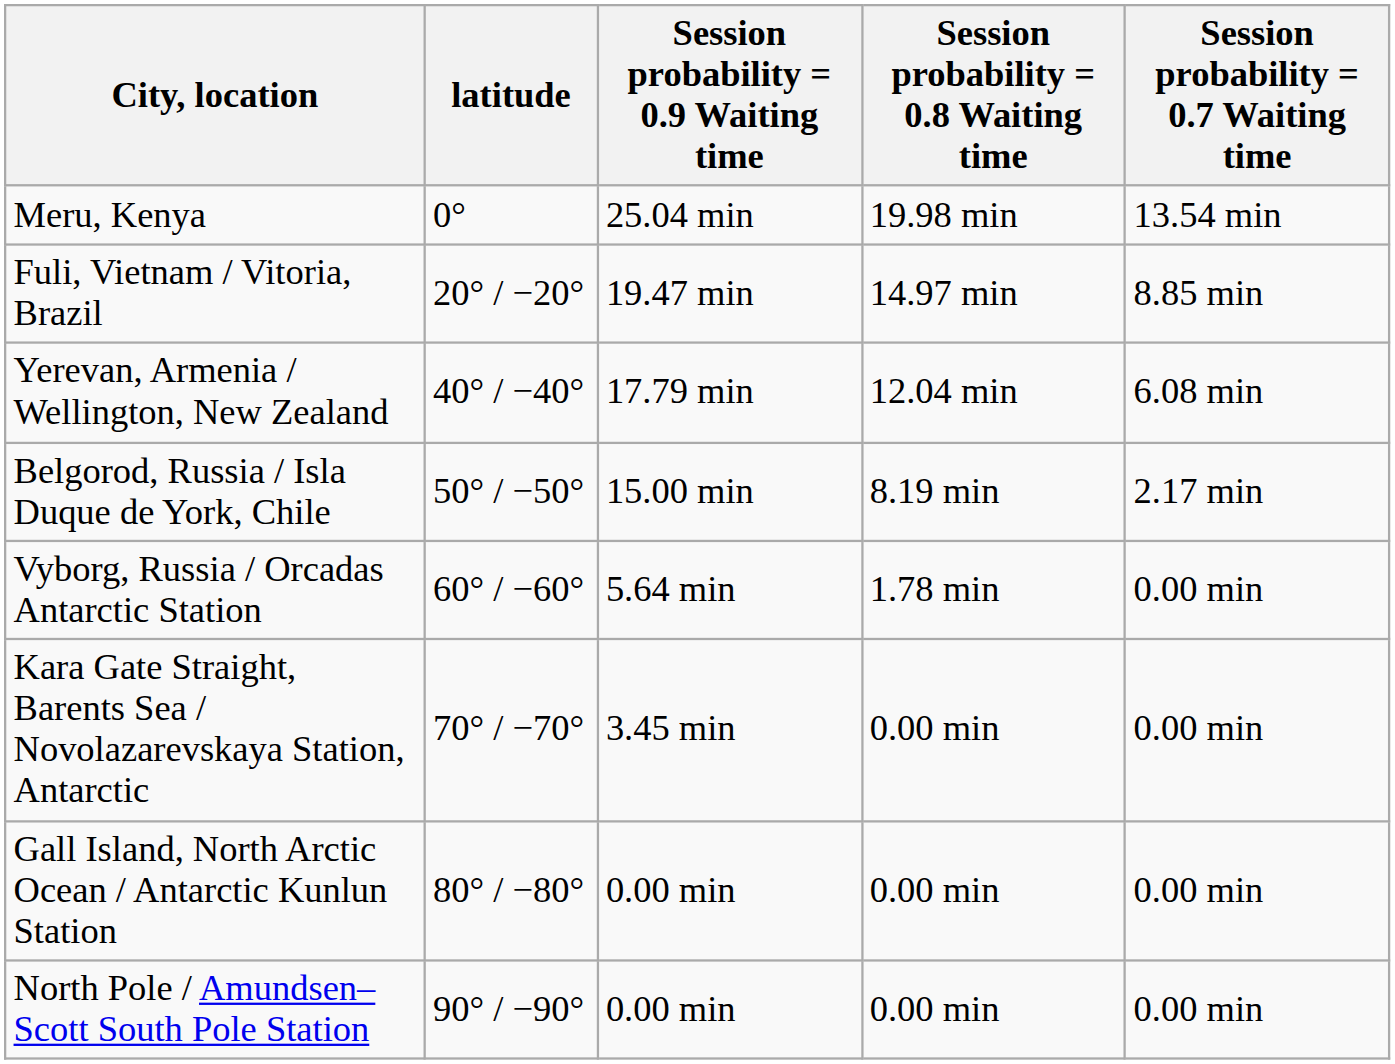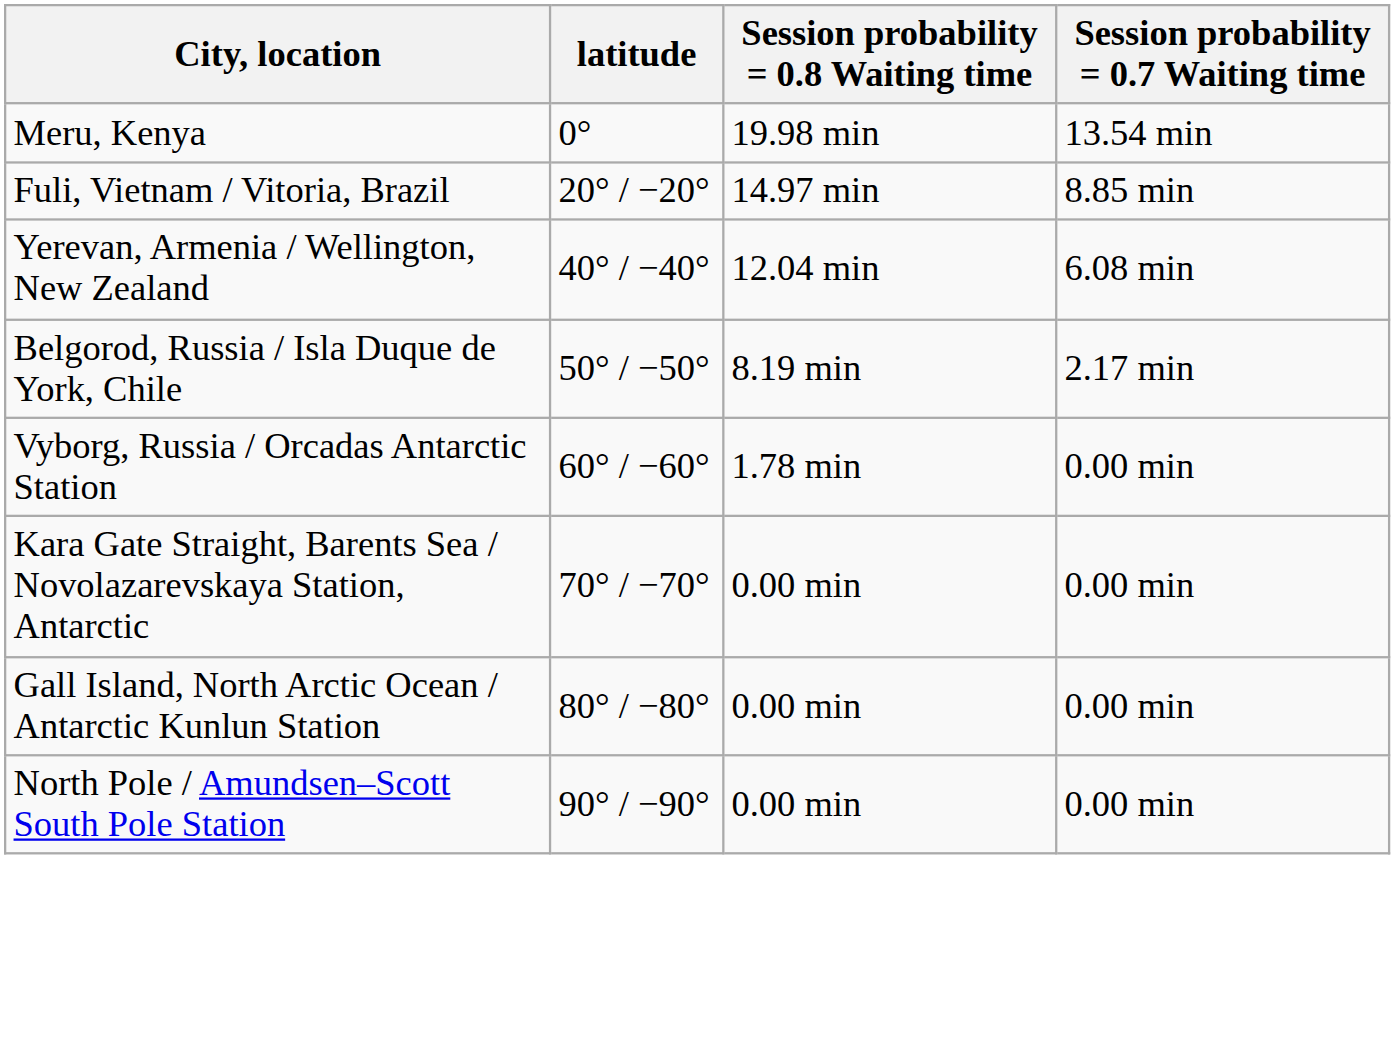- column: (729, 94)
